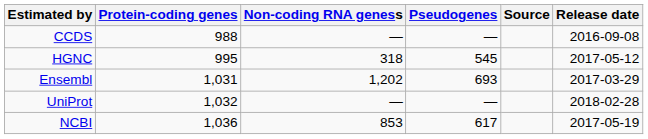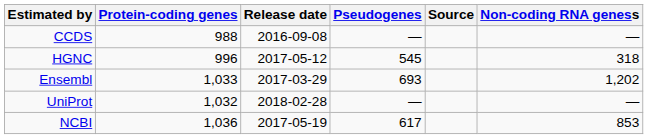columns swapped: (323, 15) <-> (598, 15)
(226, 58) 995 -> (226, 58) 996
(221, 79) 1,031 -> (221, 79) 1,033
